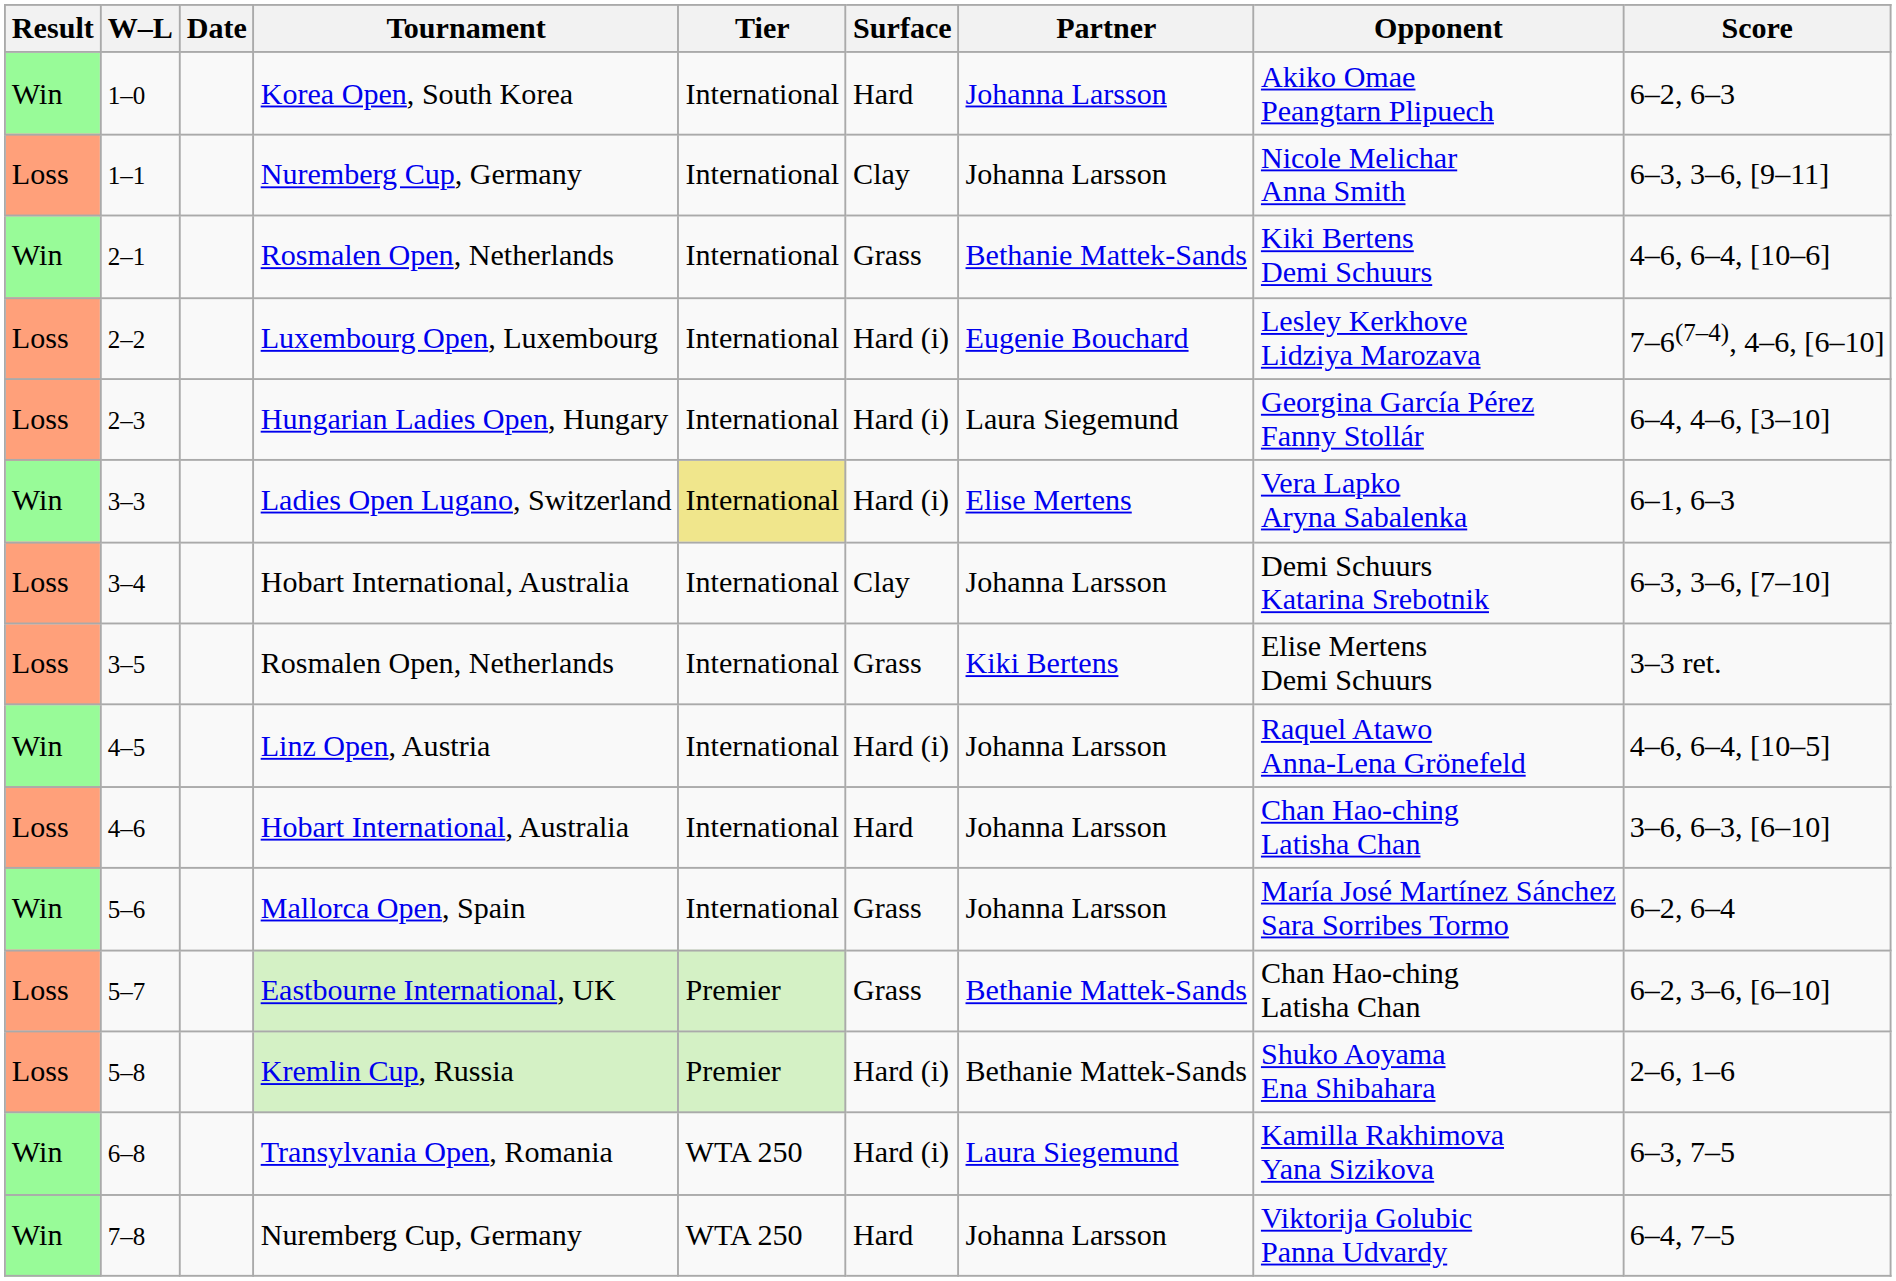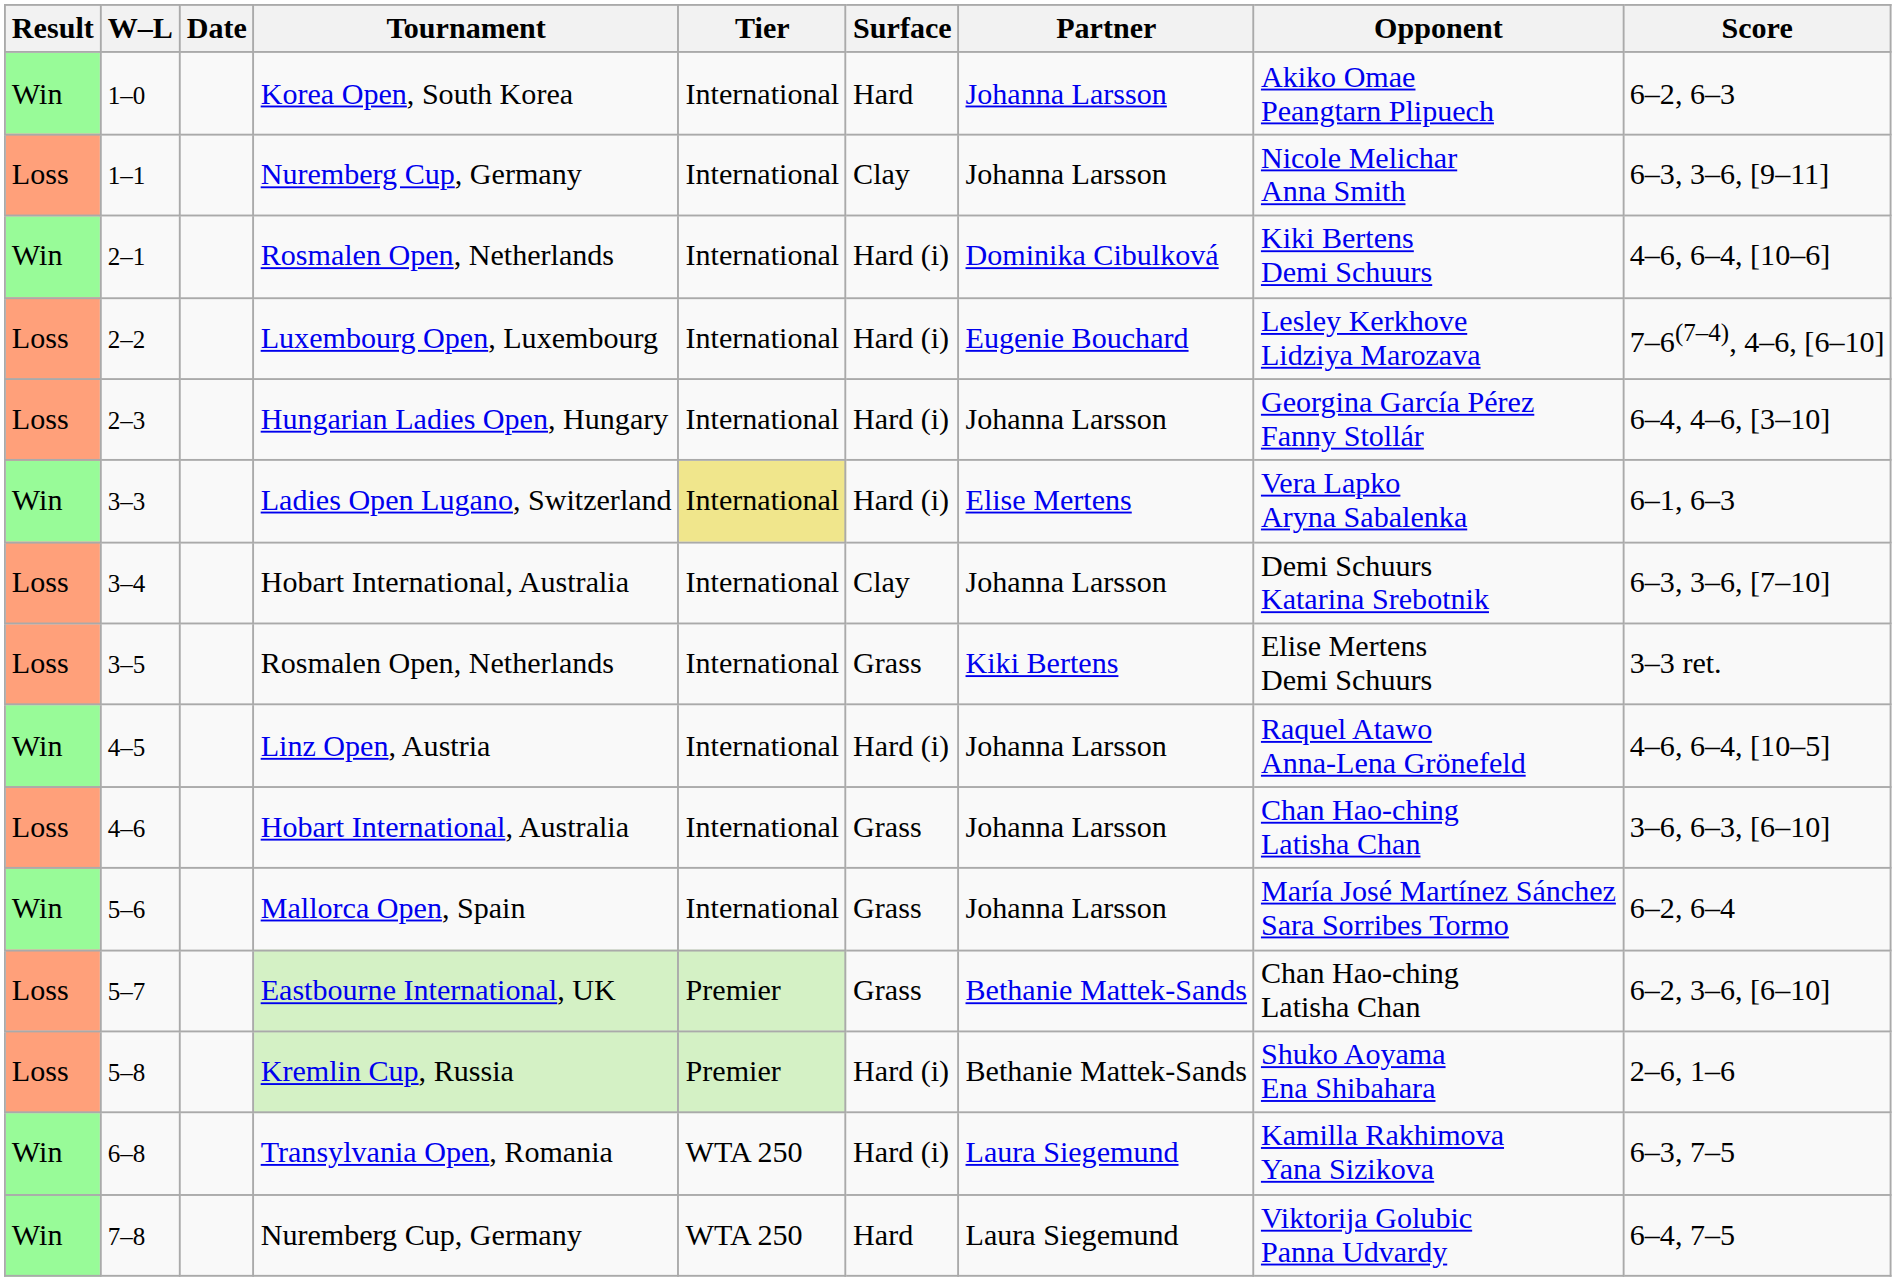(887, 256) Grass -> (901, 256) Hard (i)
(1106, 256) Bethanie Mattek-Sands -> (1092, 256) Dominika Cibulková
(1072, 419) Laura Siegemund -> (1066, 419) Johanna Larsson
(883, 826) Hard -> (887, 826) Grass
(1066, 1234) Johanna Larsson -> (1072, 1234) Laura Siegemund
